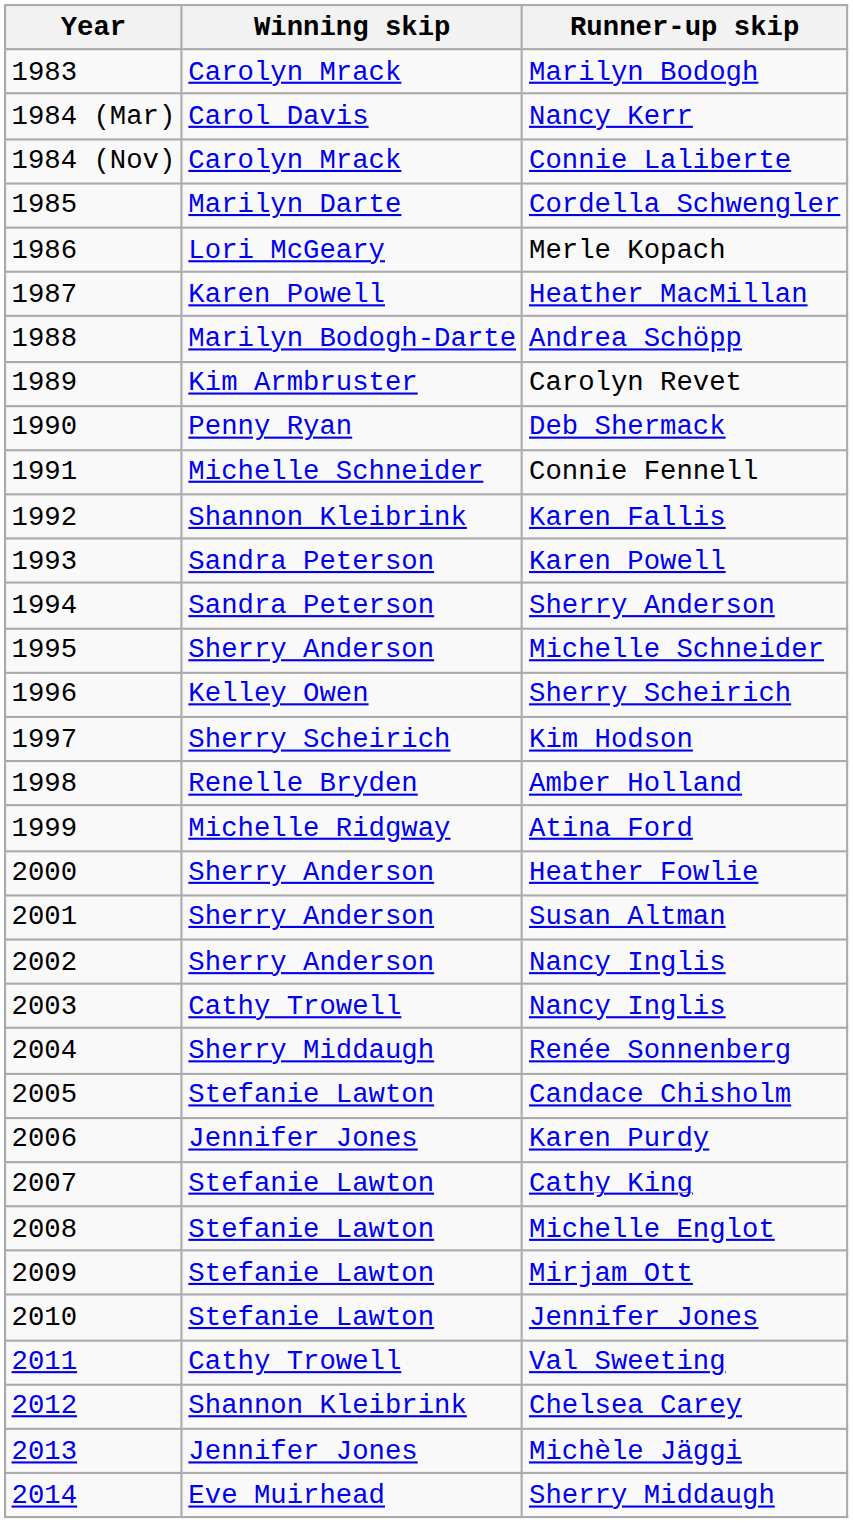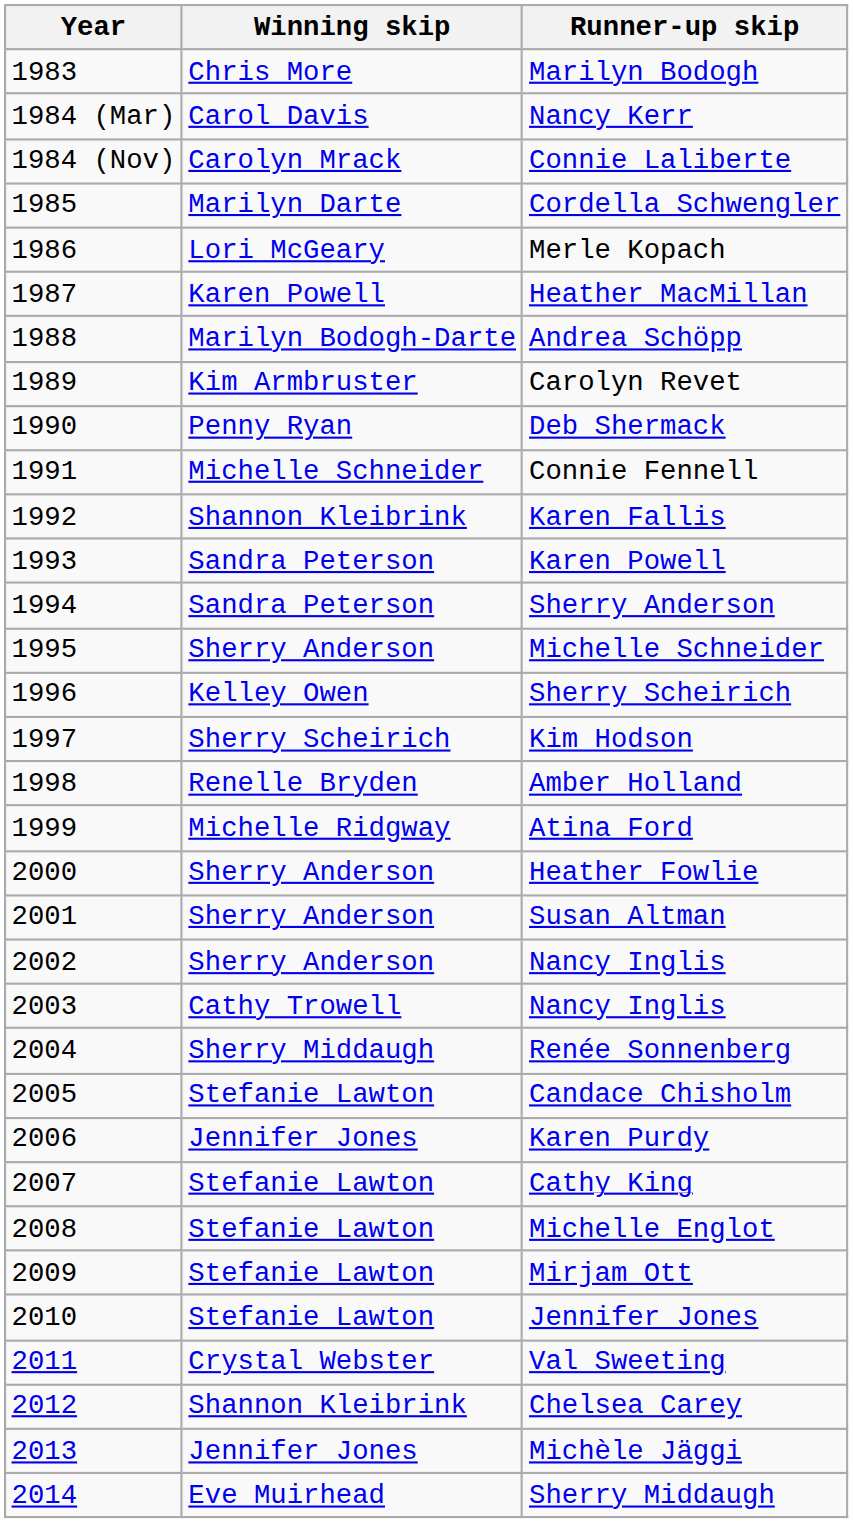(295, 72) Carolyn Mrack -> (270, 72) Chris More
(295, 1362) Cathy Trowell -> (311, 1362) Crystal Webster
